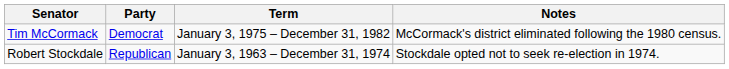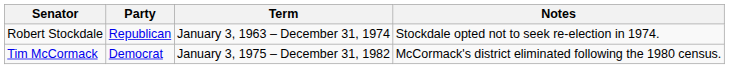rows swapped: (55, 53) <-> (52, 34)
